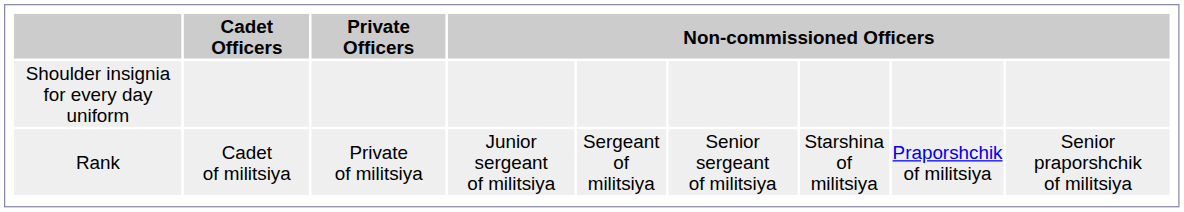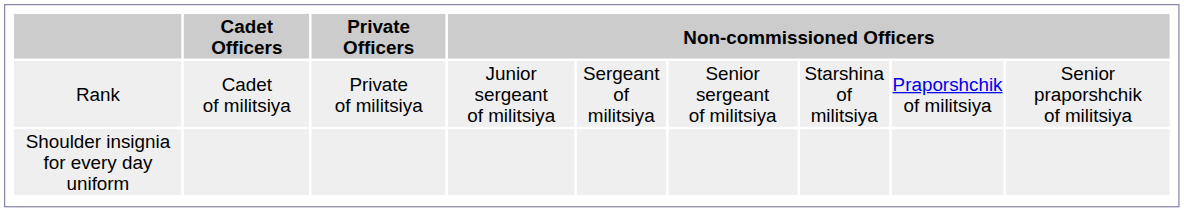rows swapped: (98, 94) <-> (98, 162)
